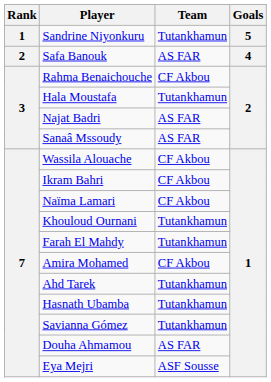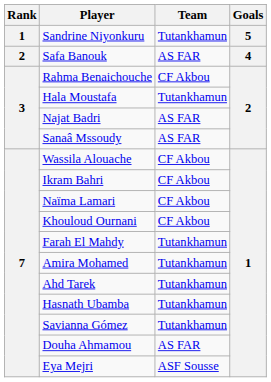(192, 221) Tutankhamun -> (184, 221) CF Akbou
(184, 263) CF Akbou -> (192, 263) Tutankhamun
